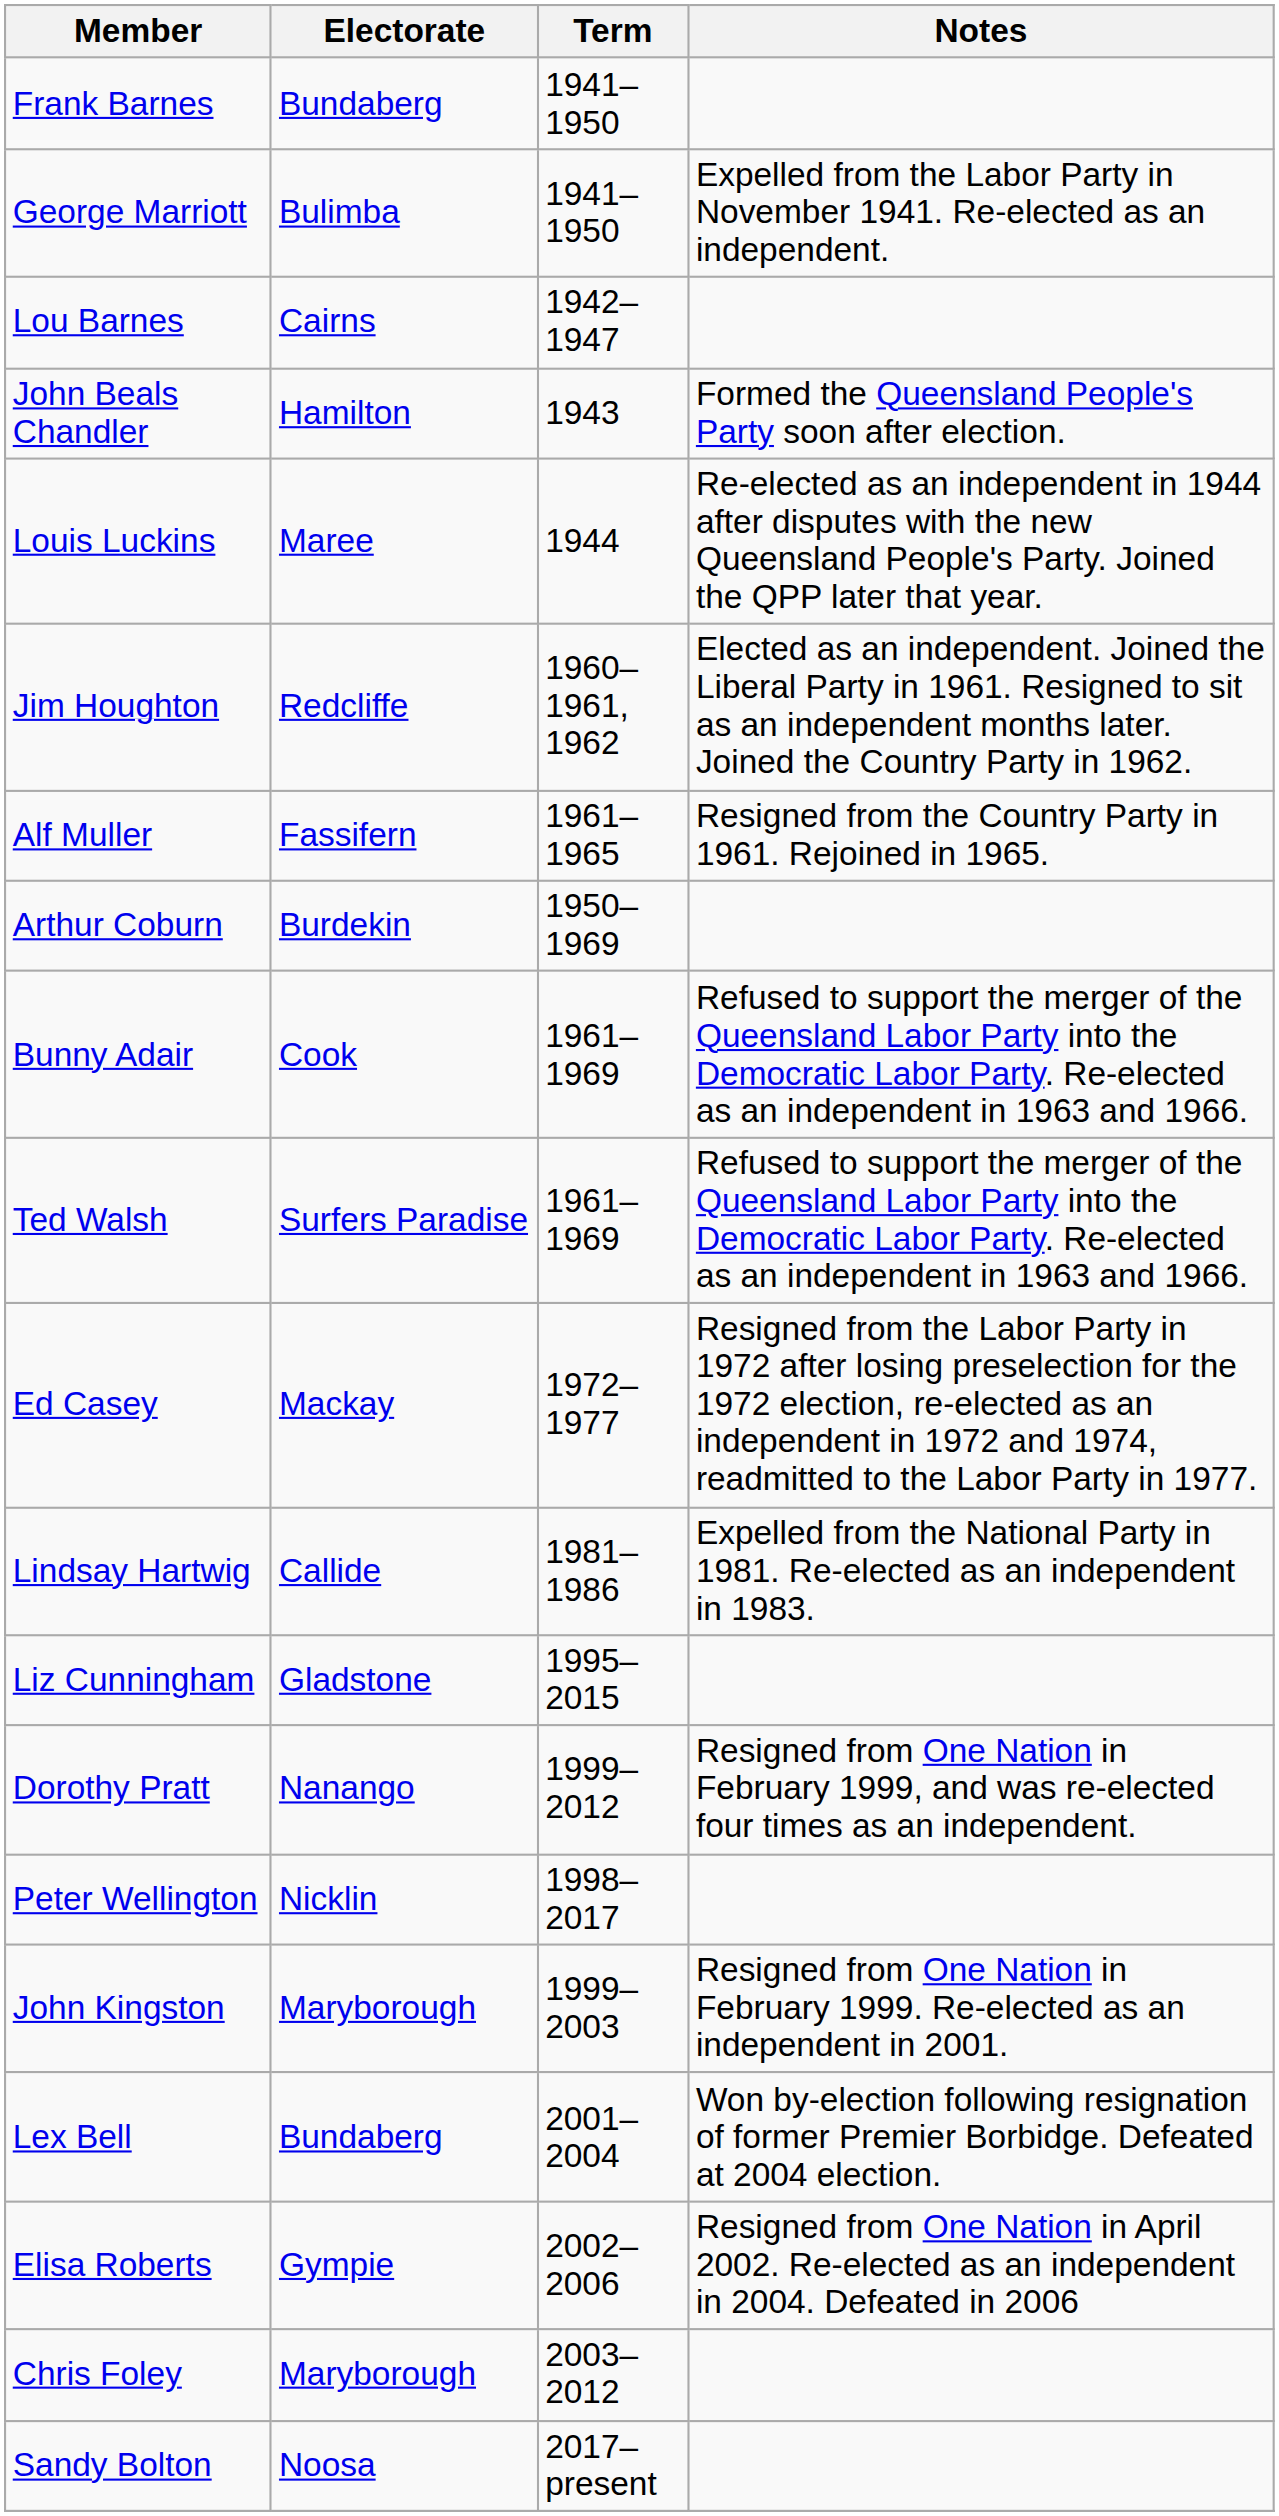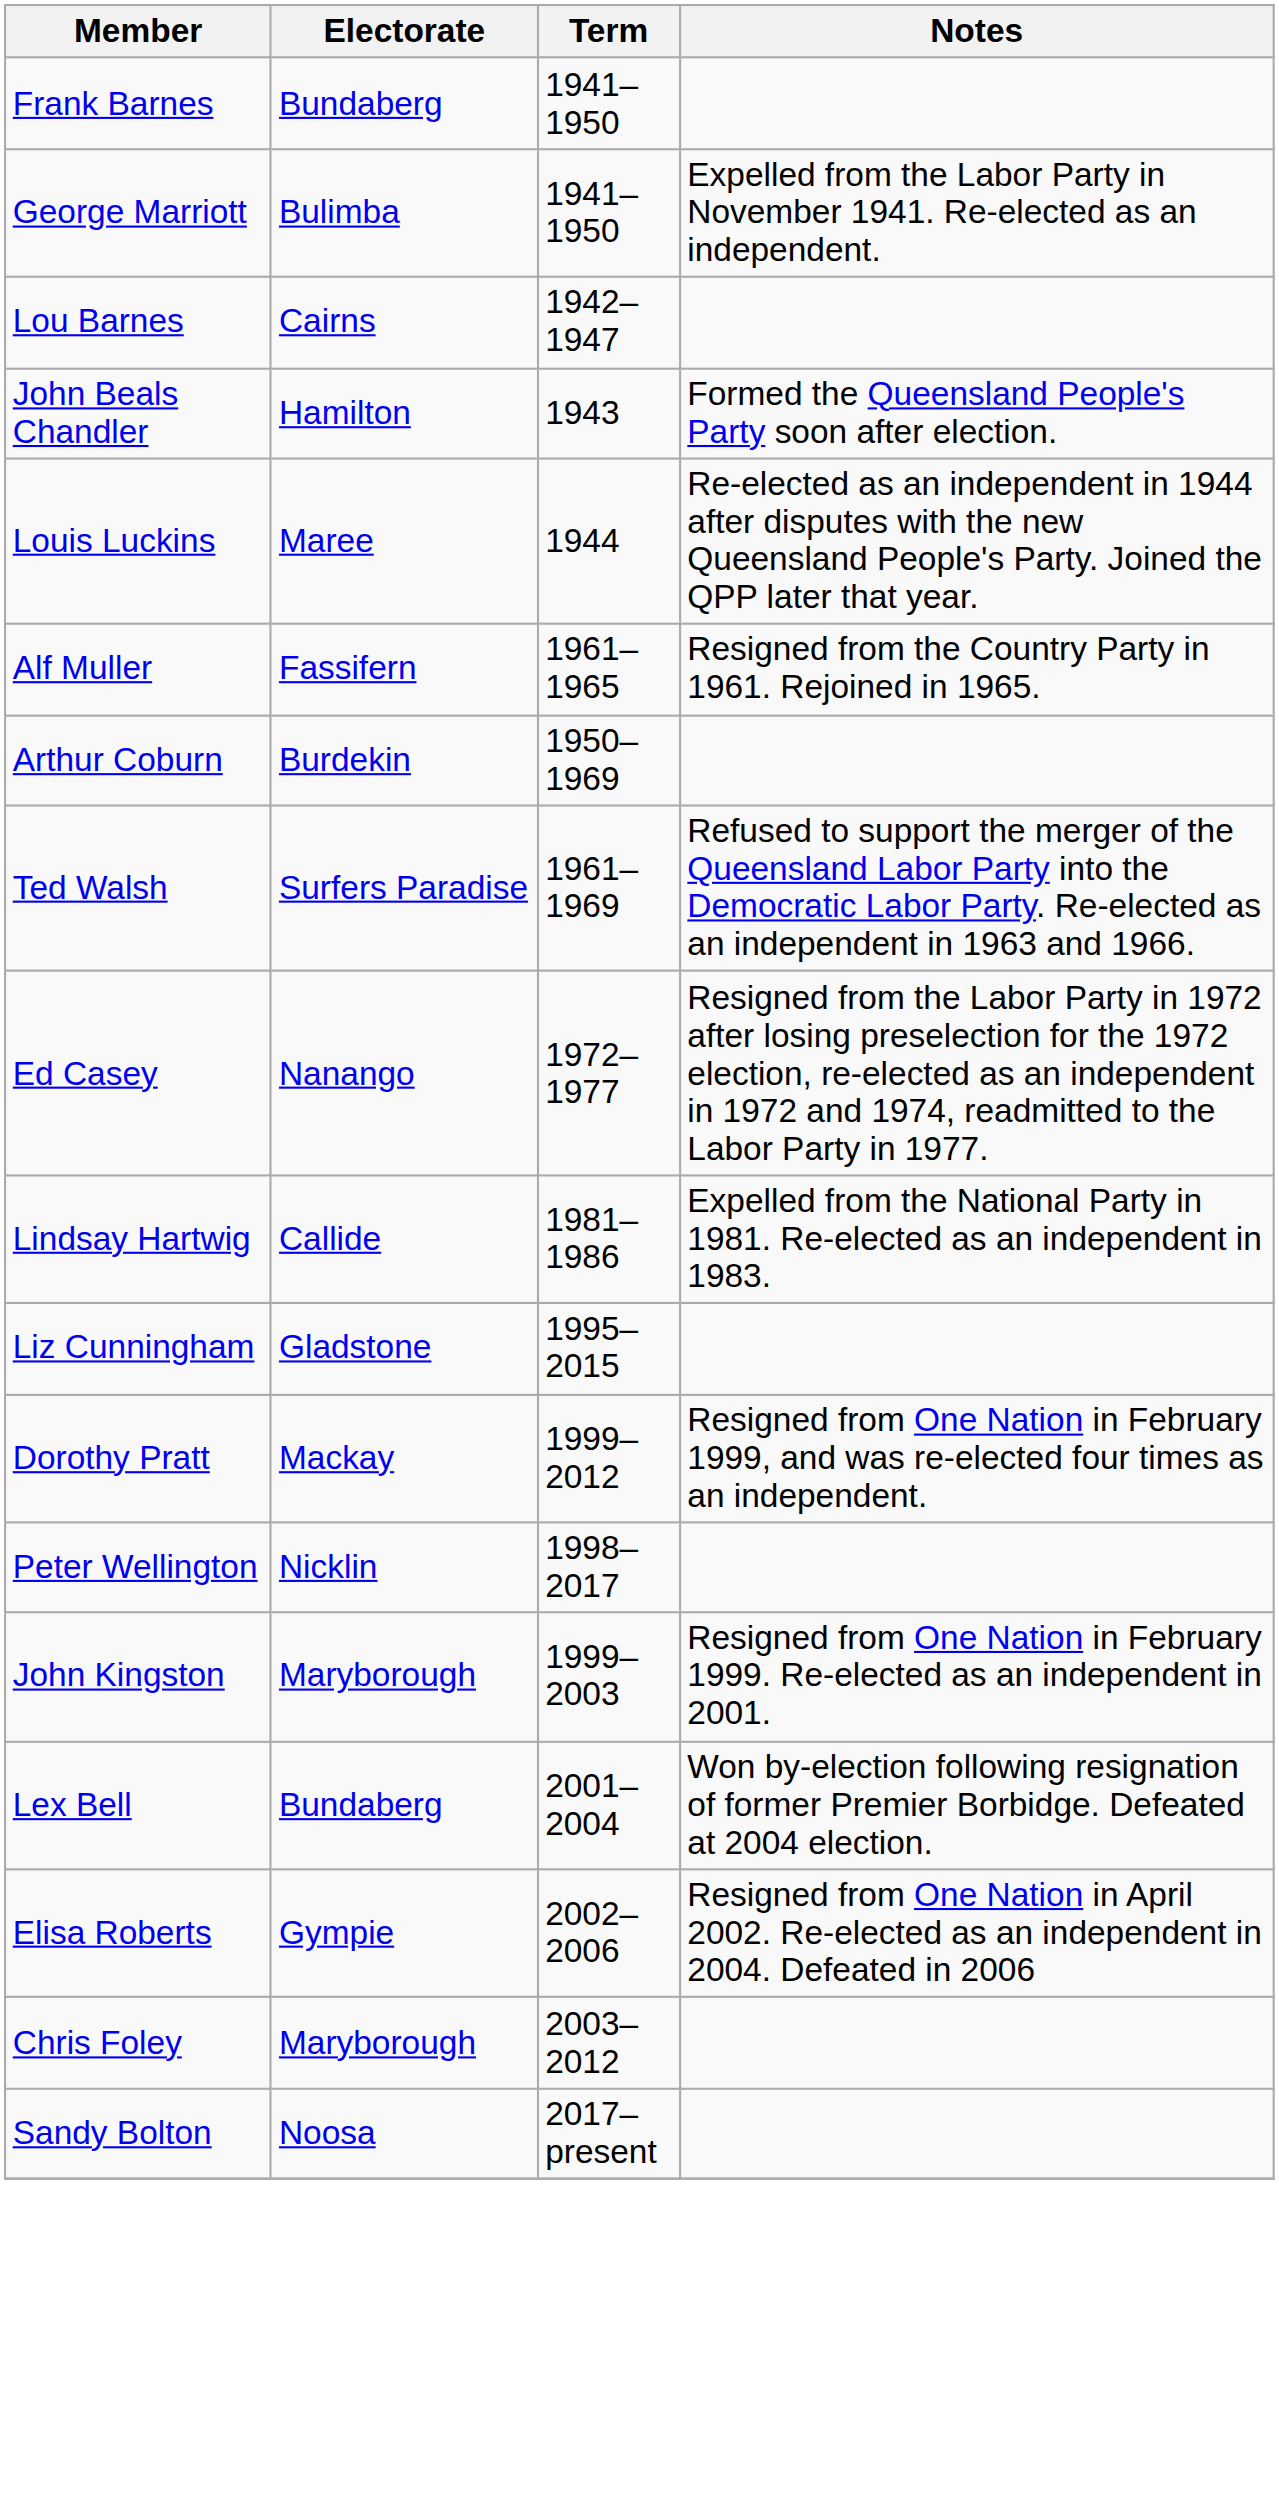- row: (116, 706)
- row: (103, 1053)
(337, 1404) Mackay -> (347, 1072) Nanango
(347, 1789) Nanango -> (337, 1457) Mackay
